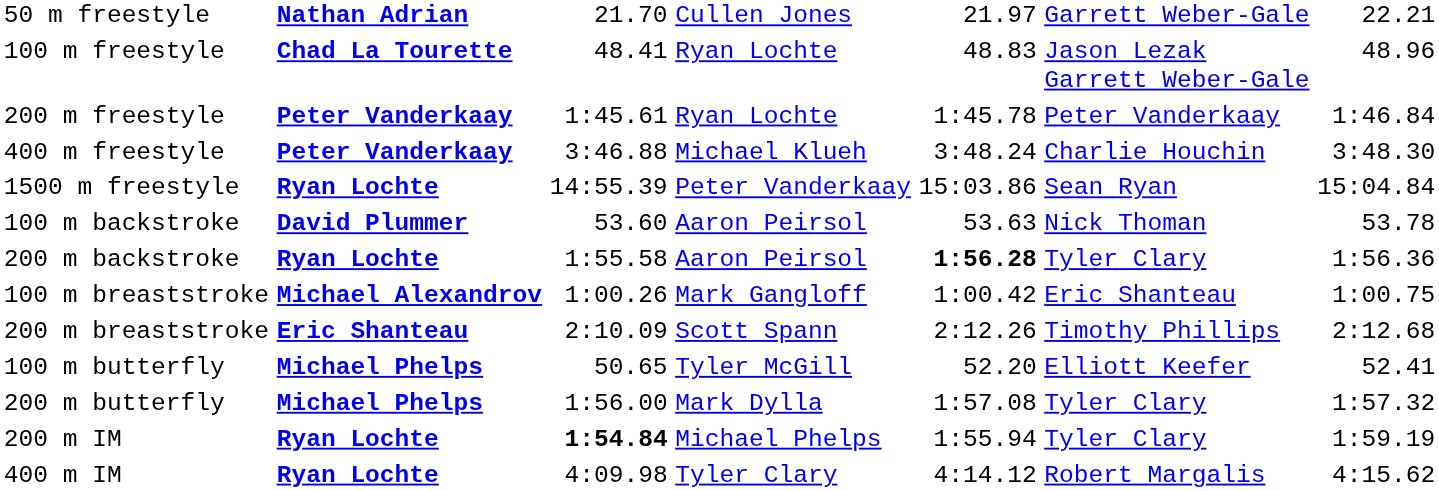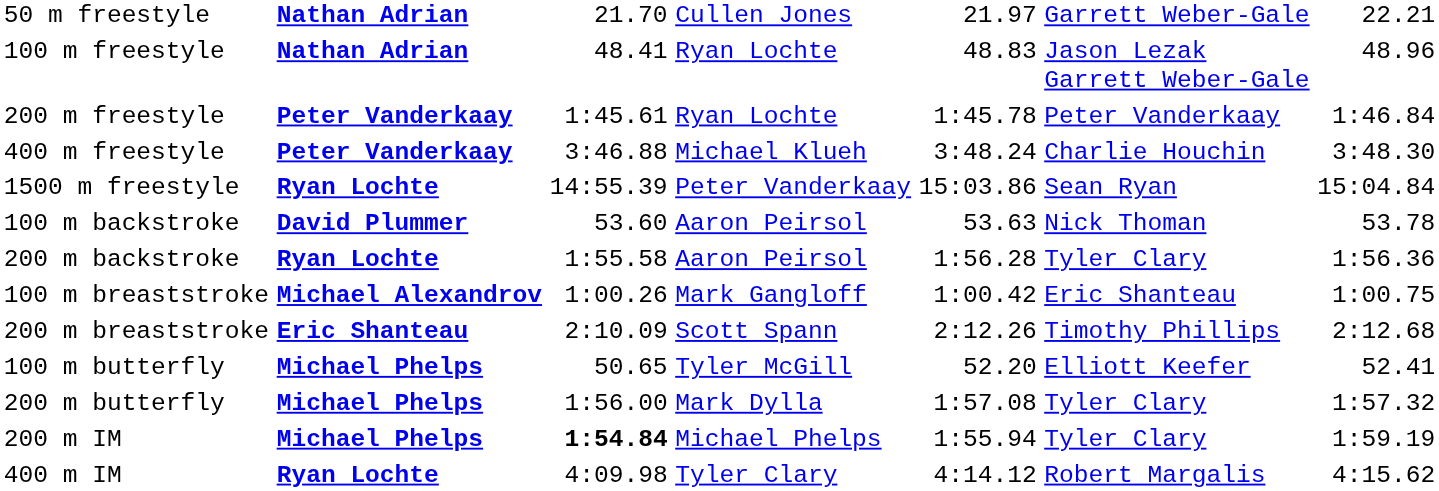(395, 52) Chad La Tourette -> (373, 52) Nathan Adrian
(985, 260) bold -> (985, 260) normal
(358, 439) Ryan Lochte -> (380, 439) Michael Phelps
